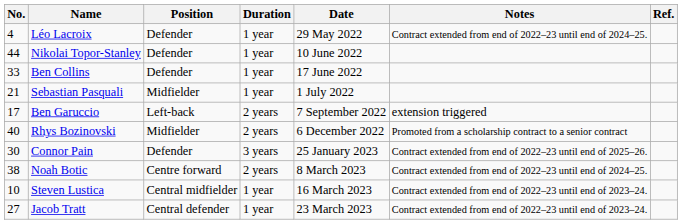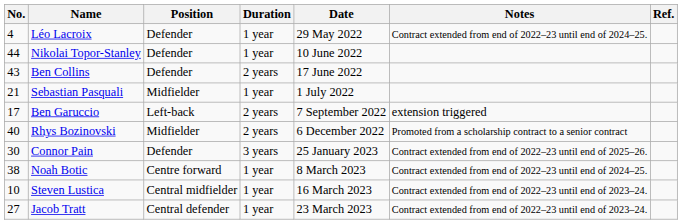(13, 72) 33 -> (13, 72) 43
(258, 72) 1 year -> (261, 72) 2 years
(261, 170) 2 years -> (258, 170) 1 year
